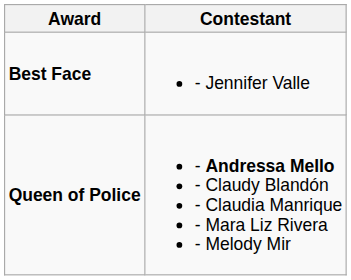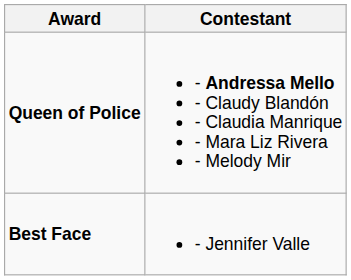rows swapped: (75, 195) <-> (50, 74)
